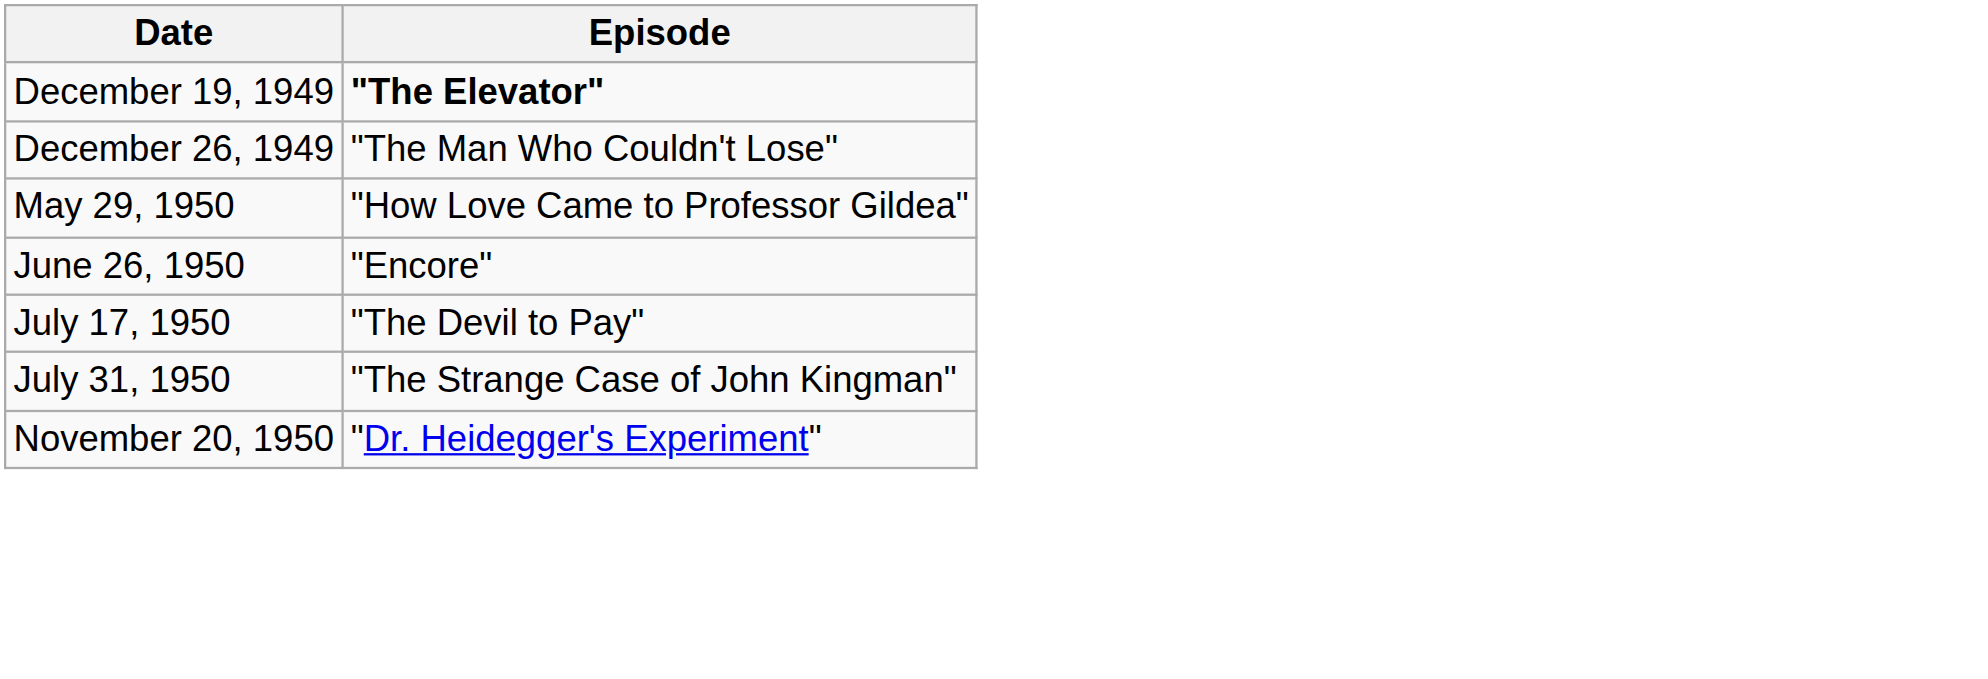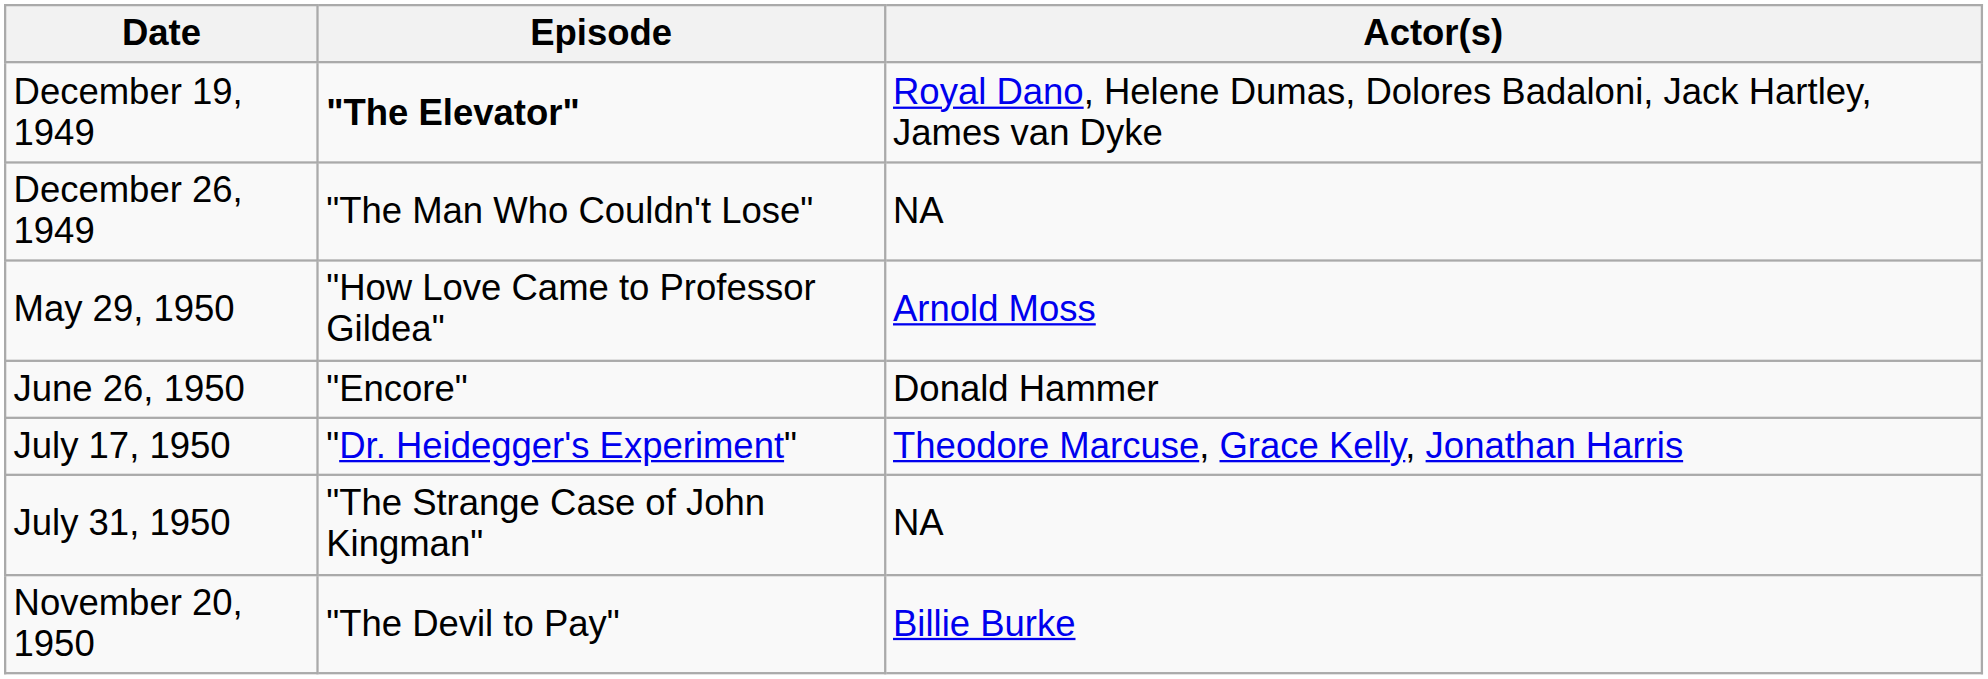+ column: (1433, 33)
(498, 322) "The Devil to Pay" -> (562, 445) "Dr. Heidegger's Experiment"
(586, 438) "Dr. Heidegger's Experiment" -> (473, 623) "The Devil to Pay"
